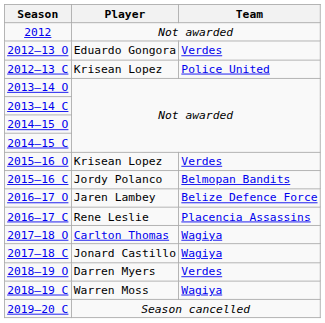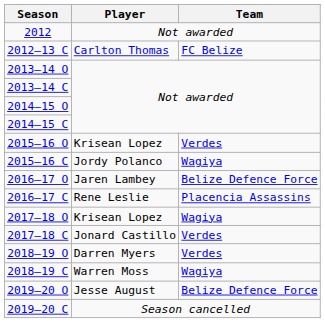- row: (38, 51)
(118, 69) Krisean Lopez -> (121, 51) Carlton Thomas
(226, 69) Police United -> (212, 51) FC Belize
(236, 180) Belmopan Bandits -> (202, 161) Wagiya
(121, 235) Carlton Thomas -> (118, 216) Krisean Lopez
(202, 253) Wagiya -> (202, 235) Verdes
+ row: (38, 290)
